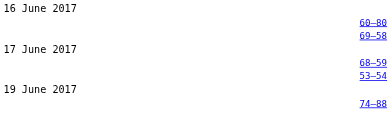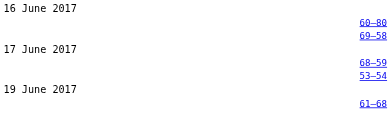- row: (157, 104)
+ row: (157, 104)
